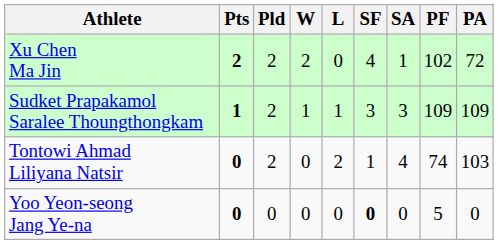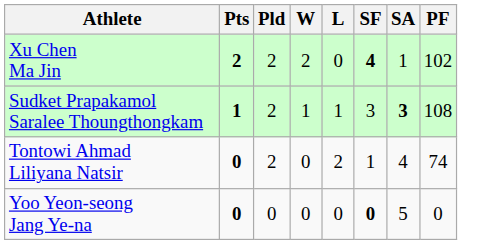- column: (475, 19)
(370, 60) normal -> (370, 60) bold
(403, 111) normal -> (403, 111) bold
(438, 111) 109 -> (438, 111) 108
(403, 213) 0 -> (403, 213) 5
(438, 213) 5 -> (438, 213) 0
